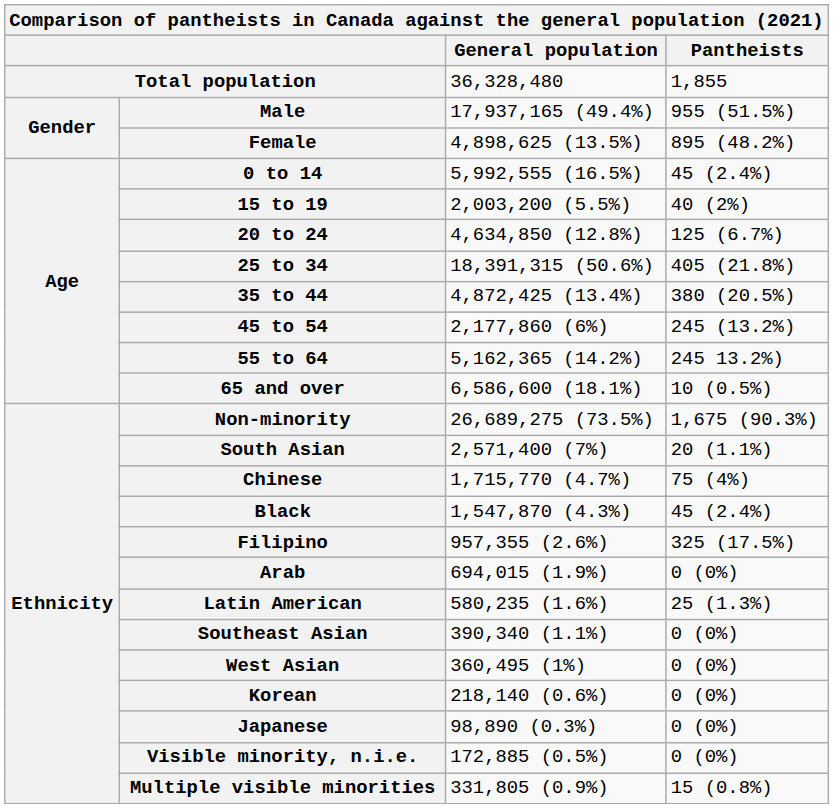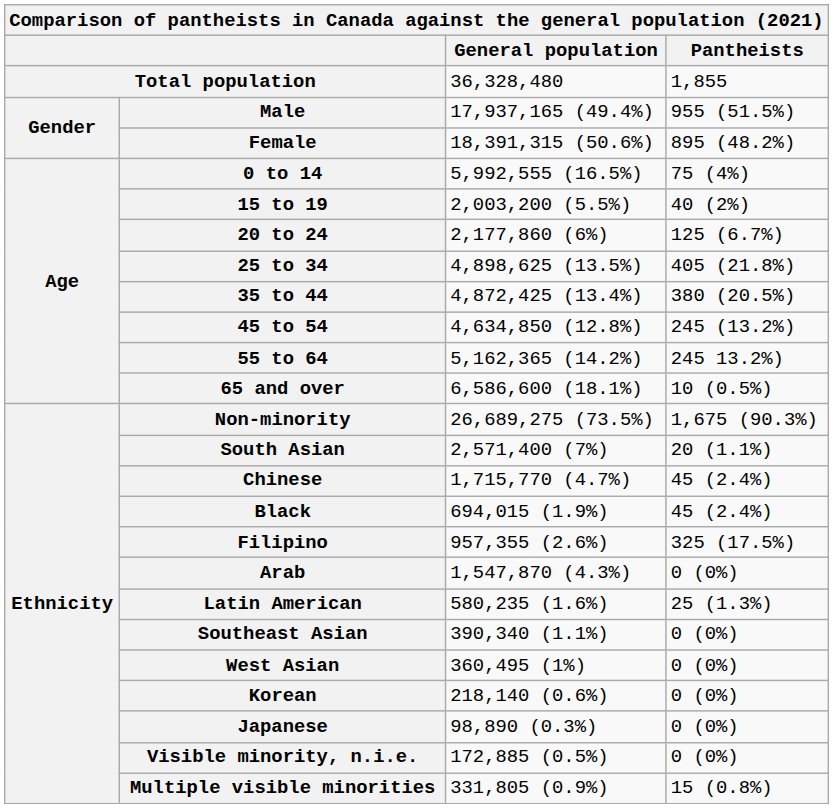(546, 143) 4,898,625 (13.5%) -> (552, 143) 18,391,315 (50.6%)
(722, 174) 45 (2.4%) -> (710, 174) 75 (4%)
(546, 235) 4,634,850 (12.8%) -> (529, 235) 2,177,860 (6%)
(552, 266) 18,391,315 (50.6%) -> (546, 266) 4,898,625 (13.5%)
(529, 327) 2,177,860 (6%) -> (546, 327) 4,634,850 (12.8%)
(710, 481) 75 (4%) -> (722, 481) 45 (2.4%)
(541, 512) 1,547,870 (4.3%) -> (529, 512) 694,015 (1.9%)
(529, 573) 694,015 (1.9%) -> (541, 573) 1,547,870 (4.3%)
